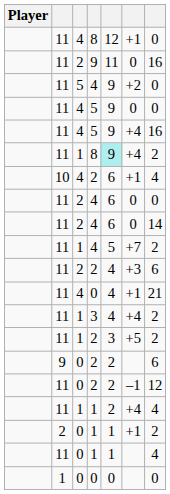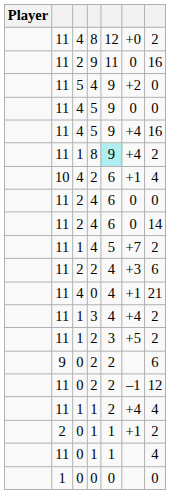(133, 39) +1 -> (133, 39) +0
(155, 39) 0 -> (155, 39) 2
